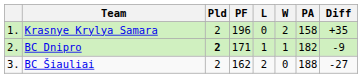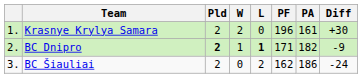columns swapped: (285, 13) <-> (241, 13)
(308, 30) 158 -> (308, 30) 161
(339, 30) +35 -> (339, 30) +30
(264, 47) normal -> (261, 47) bold
(308, 64) 188 -> (308, 64) 186
(339, 64) -27 -> (339, 64) -24
